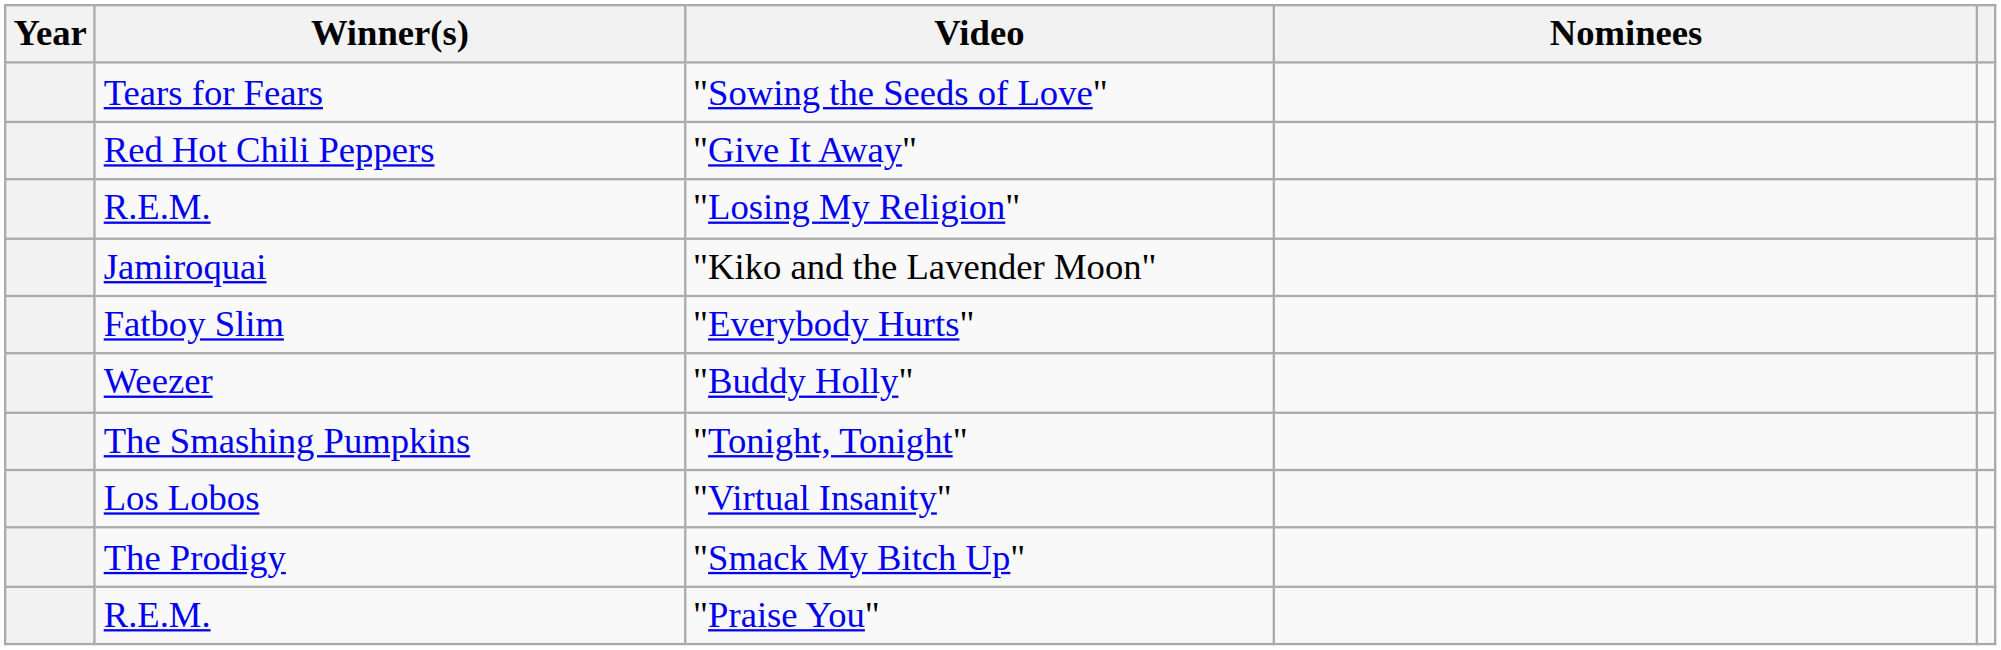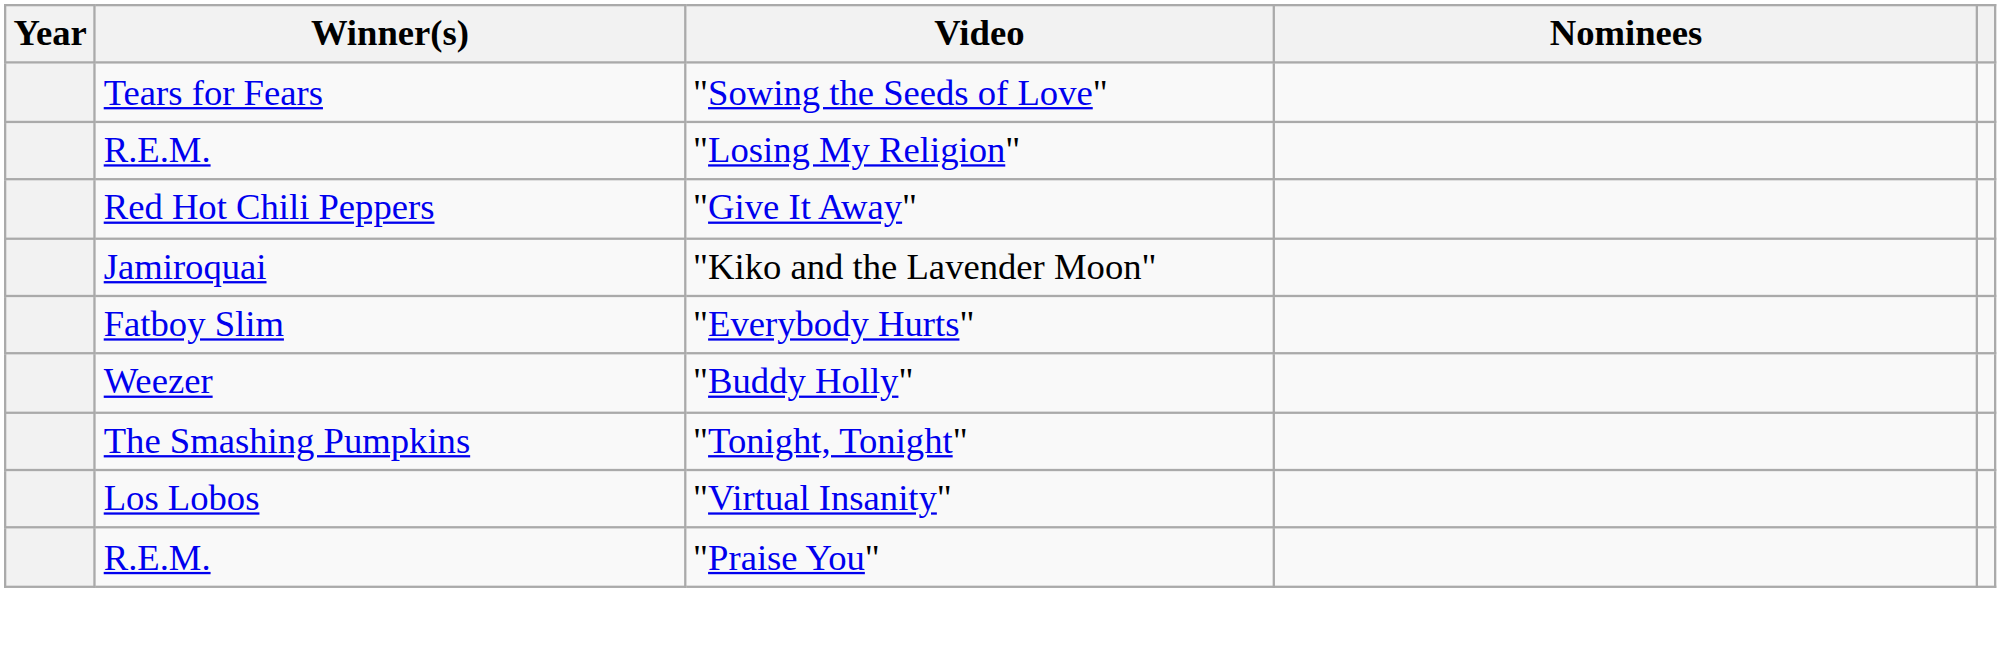rows swapped: (857, 207) <-> (805, 149)
- row: (859, 556)
